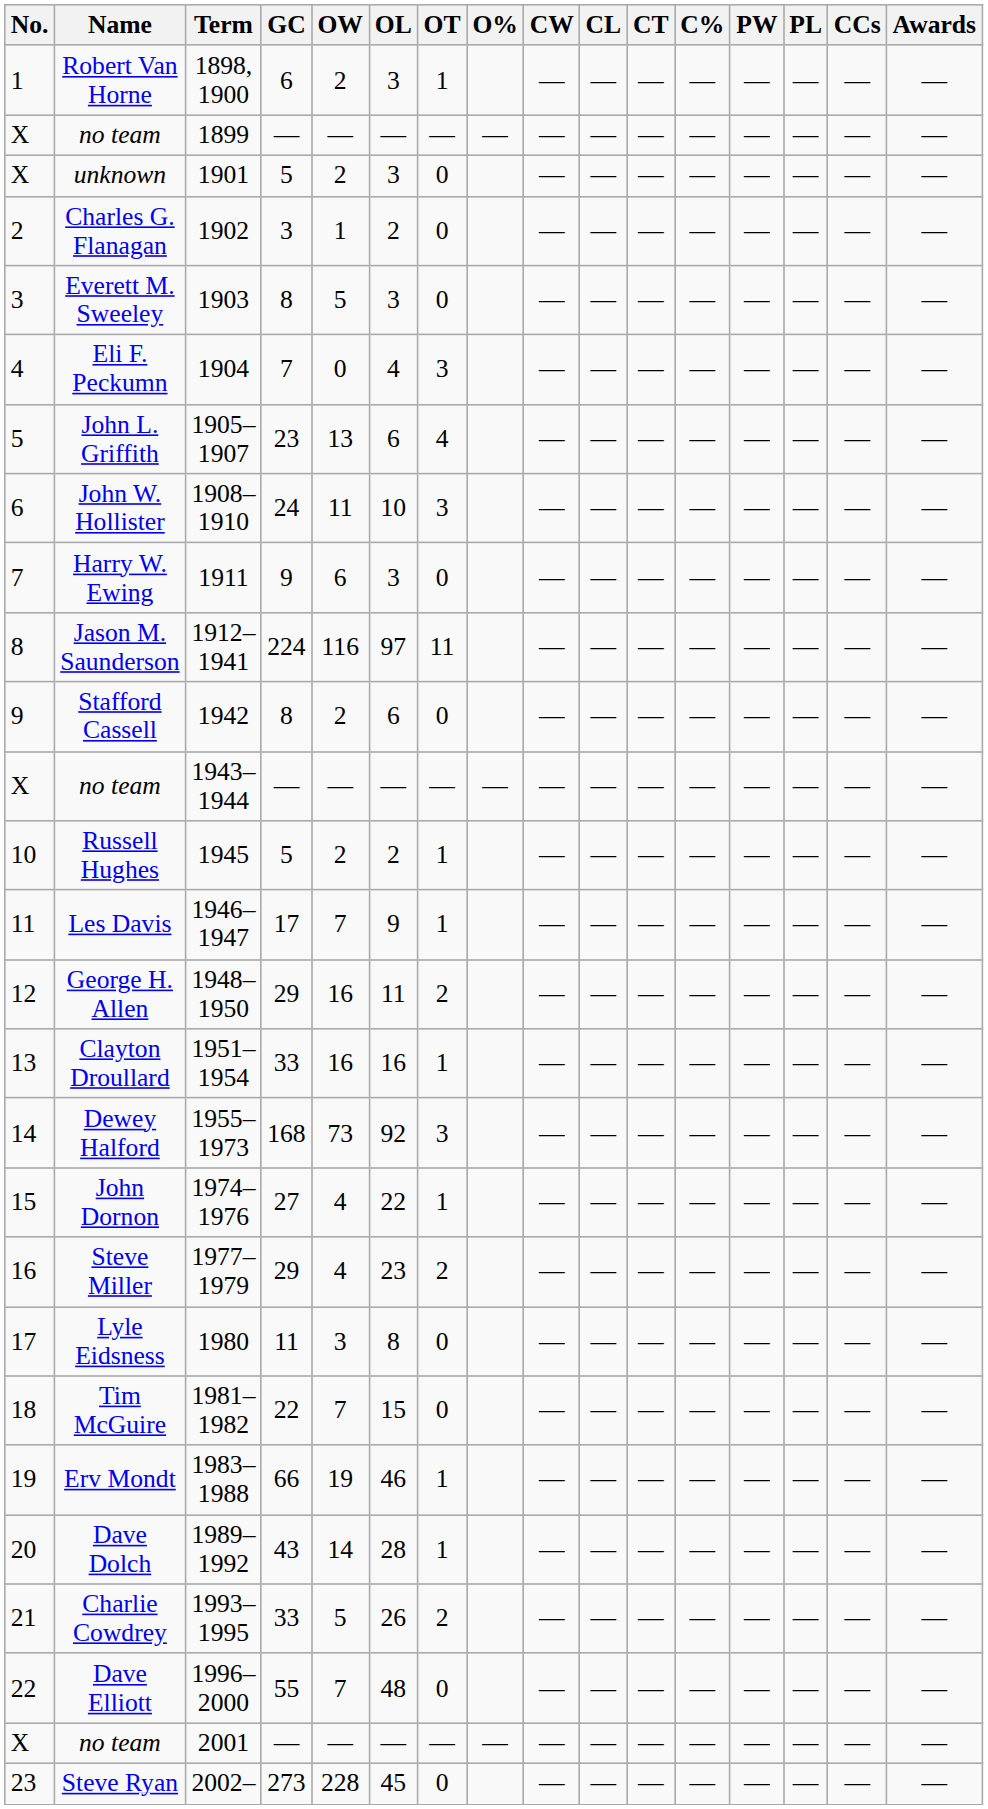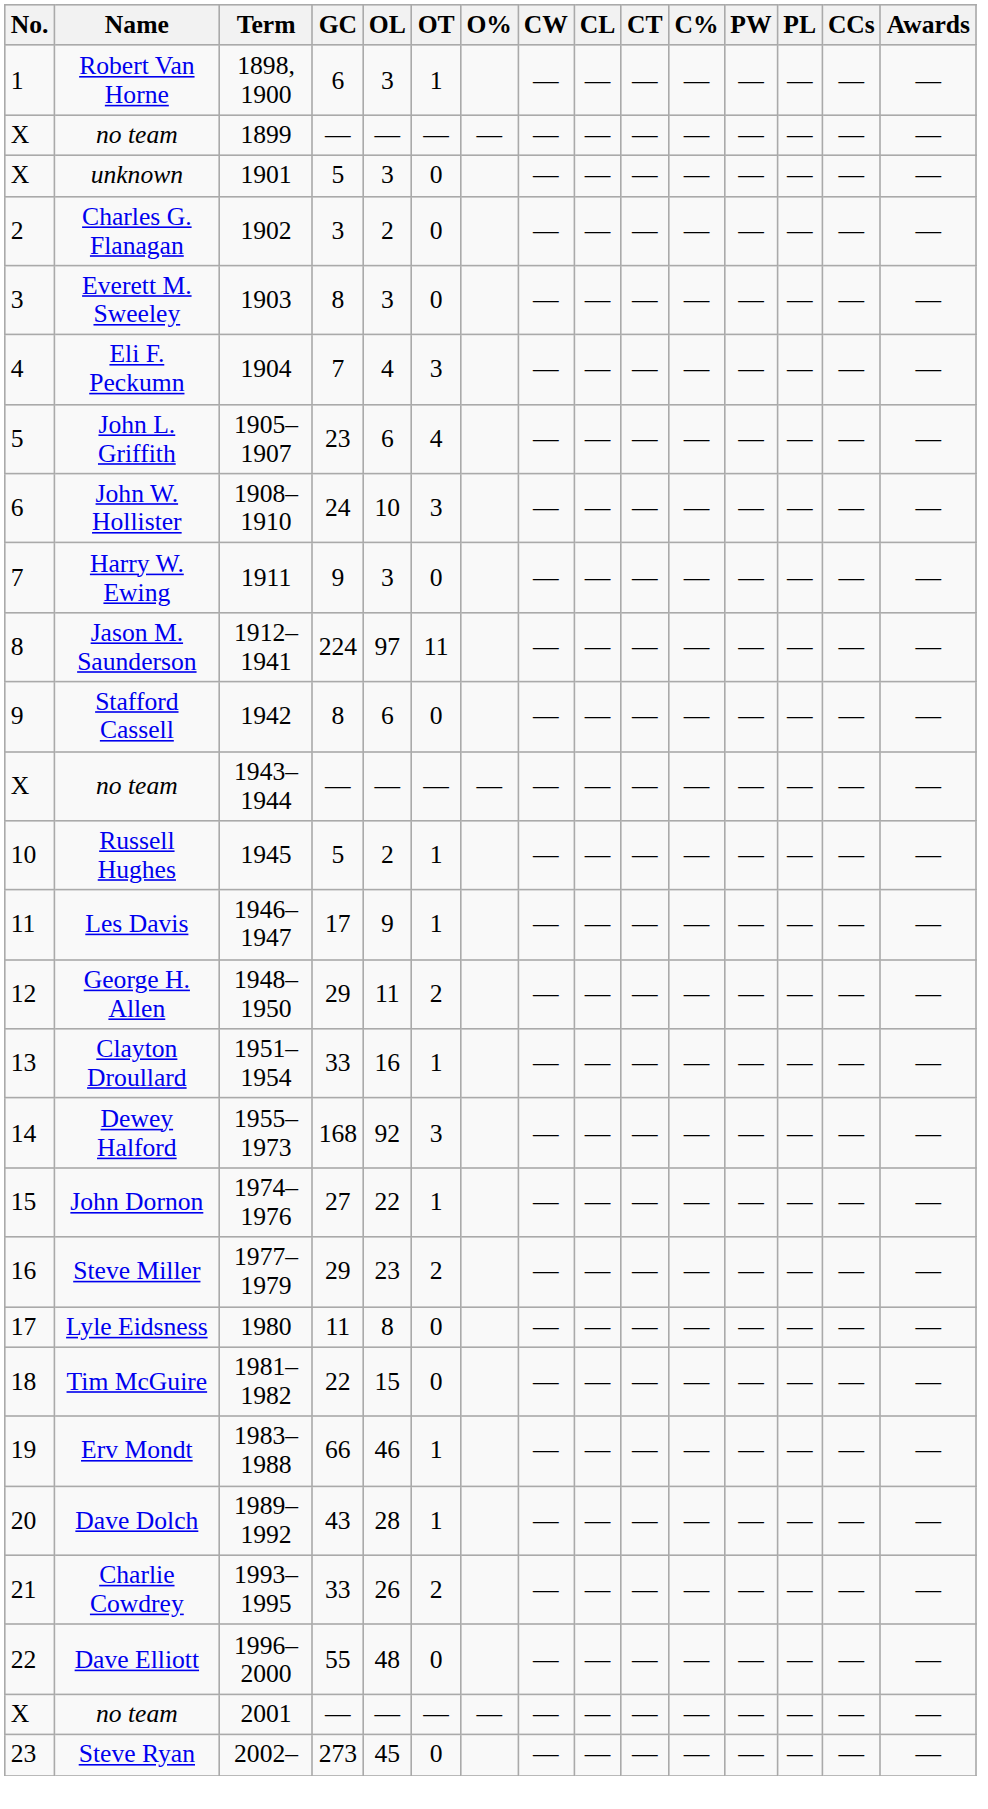- column: (340, 24)
